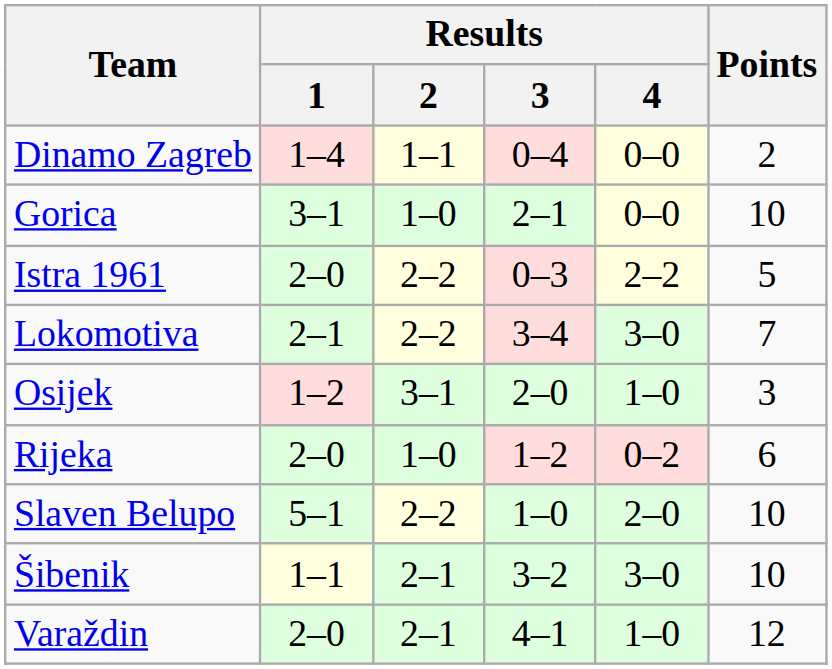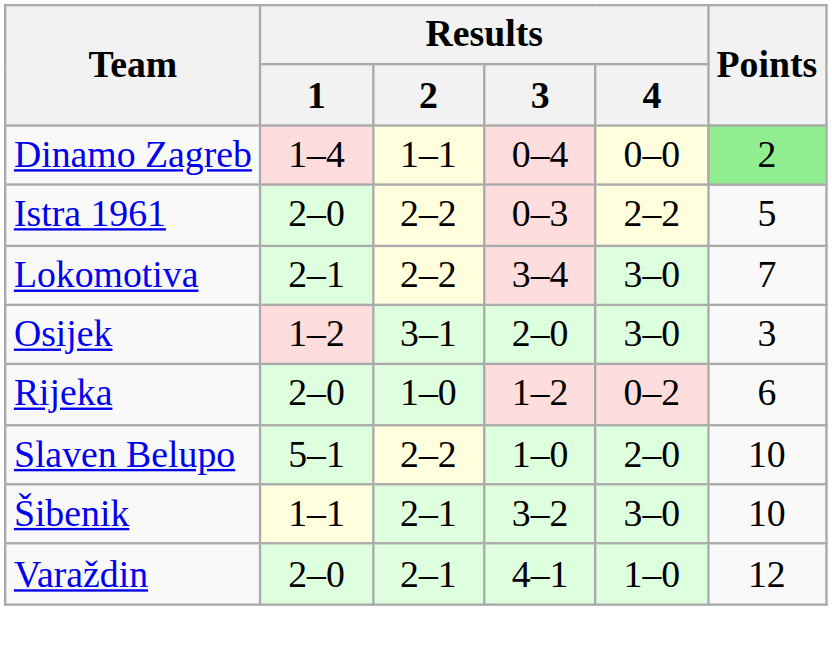(767, 154) no background -> (767, 154) lightgreen background
- row: (65, 214)
(652, 393) 1–0 -> (652, 333) 3–0
